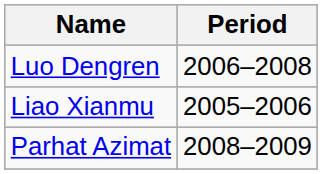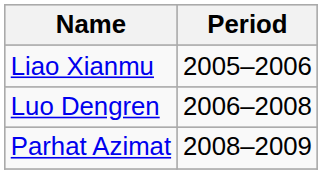rows swapped: (82, 106) <-> (85, 65)
